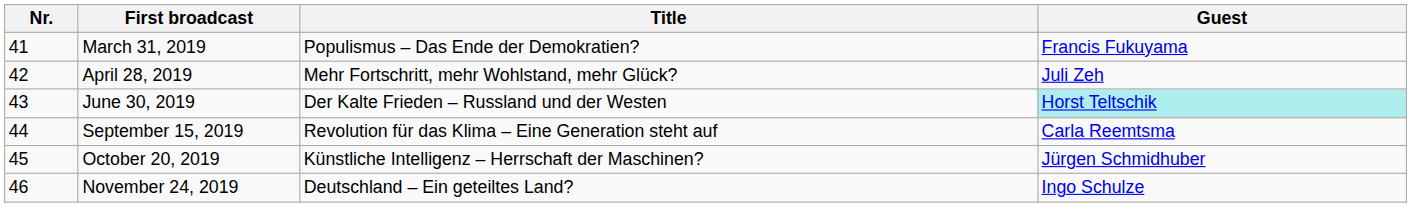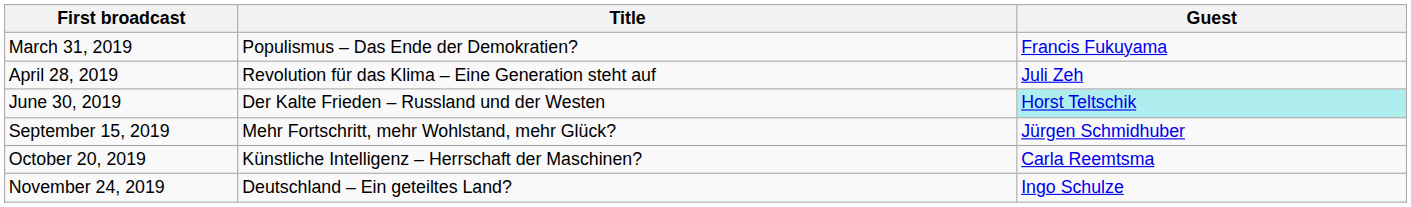- column: (41, 18)
(491, 74) Mehr Fortschritt, mehr Wohlstand, mehr Glück? -> (449, 74) Revolution für das Klima – Eine Generation steht auf
(511, 131) Revolution für das Klima – Eine Generation steht auf -> (429, 131) Mehr Fortschritt, mehr Wohlstand, mehr Glück?
(1108, 131) Carla Reemtsma -> (1103, 131) Jürgen Schmidhuber
(1124, 159) Jürgen Schmidhuber -> (1088, 159) Carla Reemtsma
